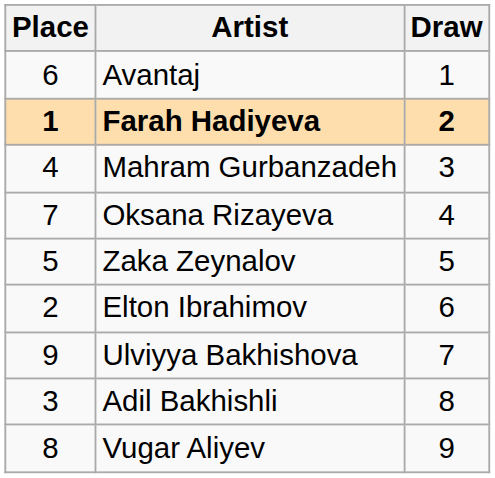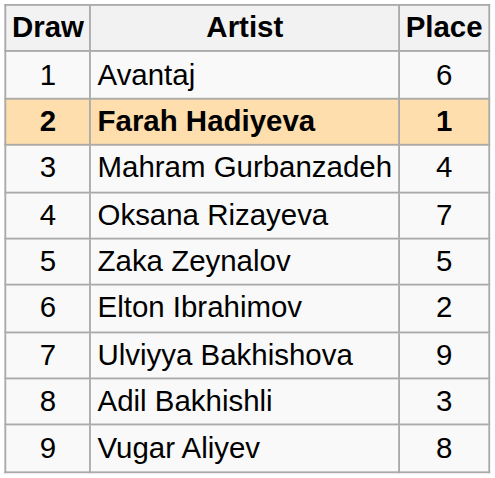columns swapped: (447, 27) <-> (50, 27)
